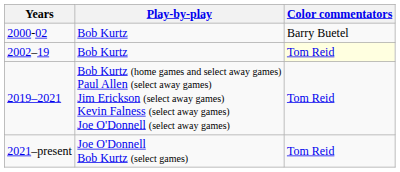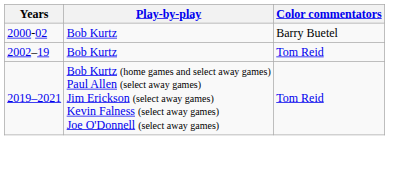(311, 52) lightyellow background -> (300, 52) no background
- row: (39, 150)
